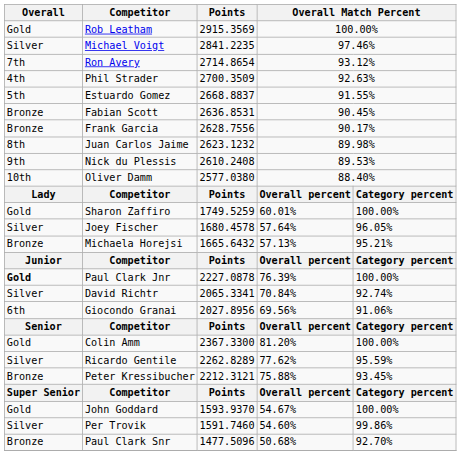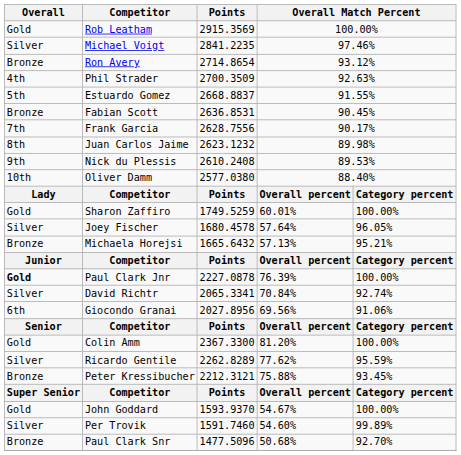(16, 62) 7th -> (25, 62) Bronze
(25, 128) Bronze -> (16, 128) 7th
(374, 426) 99.86% -> (374, 426) 99.89%
